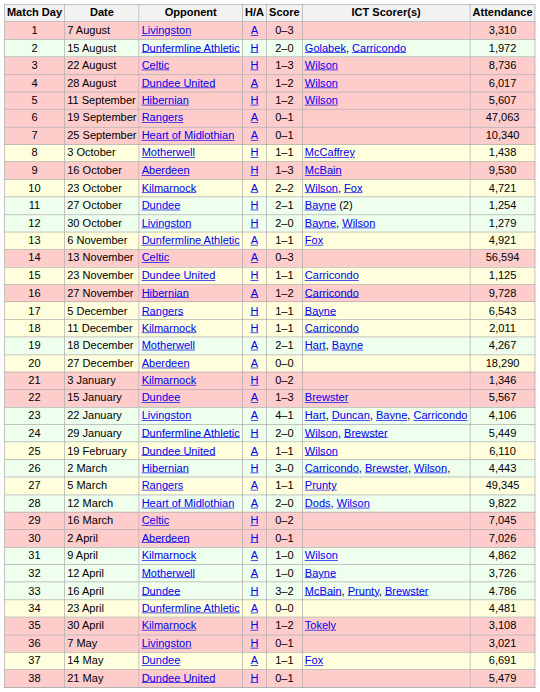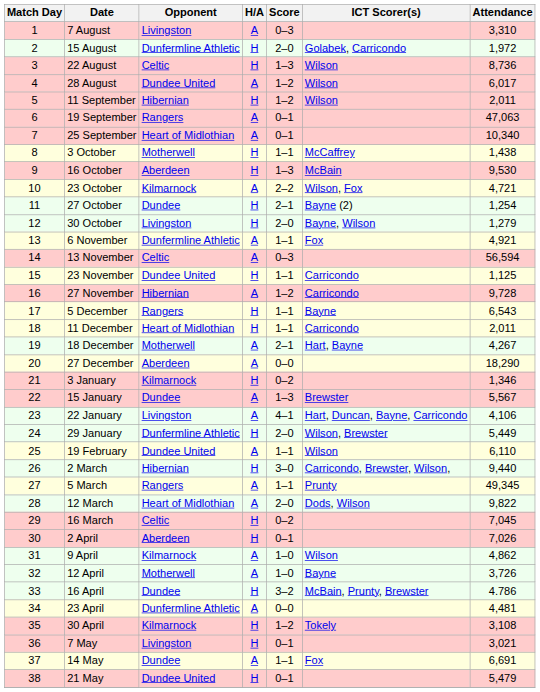(503, 100) 5,607 -> (503, 100) 2,011
(169, 328) Kilmarnock -> (188, 328) Heart of Midlothian
(503, 468) 4,443 -> (503, 468) 9,440
